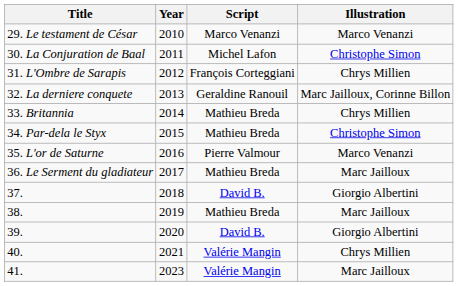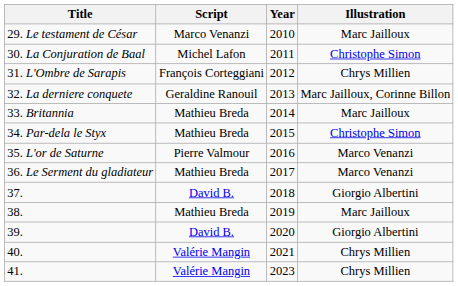columns swapped: (171, 14) <-> (242, 14)
(375, 34) Marco Venanzi -> (375, 34) Marc Jailloux
(375, 113) Chrys Millien -> (375, 113) Marc Jailloux
(375, 172) Marc Jailloux -> (375, 172) Marco Venanzi
(375, 271) Marc Jailloux -> (375, 271) Chrys Millien
